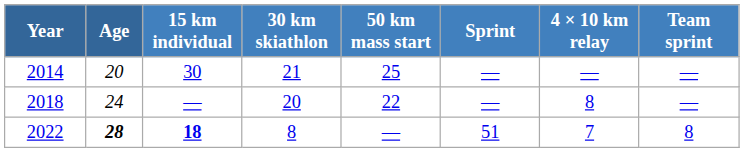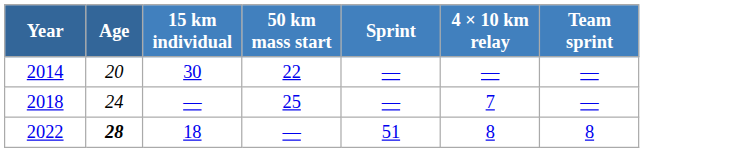- column: (292, 30)
(391, 71) 25 -> (292, 71) 22
(391, 102) 22 -> (292, 102) 25
(590, 102) 8 -> (490, 102) 7
(192, 132) bold -> (192, 132) normal
(590, 132) 7 -> (490, 132) 8
